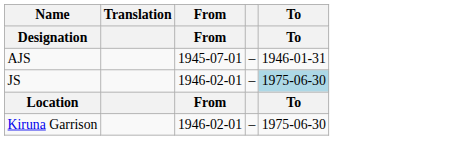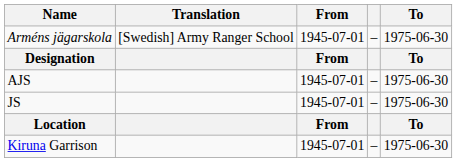+ row: (60, 37)
(294, 59) 1946-01-31 -> (416, 80) 1975-06-30
(210, 80) 1946-02-01 -> (332, 102) 1945-07-01
(294, 80) lightblue background -> (416, 102) no background
(210, 124) 1946-02-01 -> (332, 146) 1945-07-01
